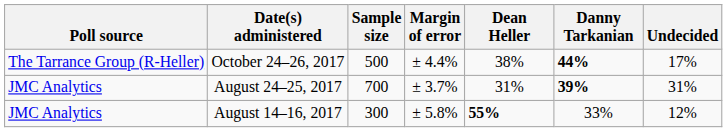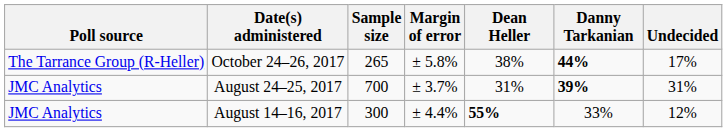(377, 62) 500 -> (377, 62) 265
(435, 62) ± 4.4% -> (435, 62) ± 5.8%
(435, 114) ± 5.8% -> (435, 114) ± 4.4%
